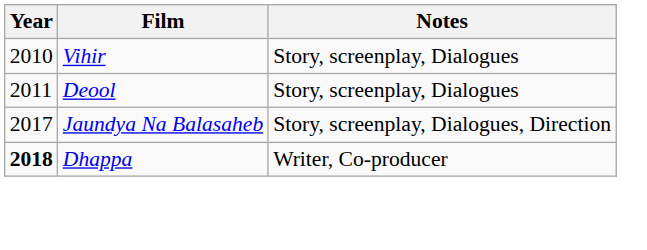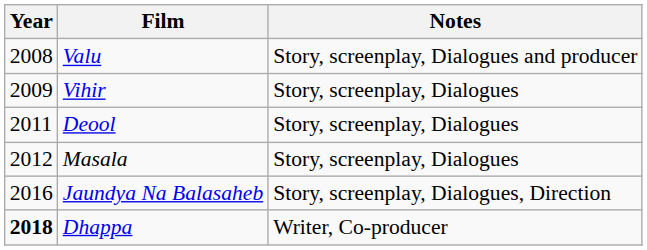+ row: (82, 55)
(31, 55) 2010 -> (31, 90) 2009
+ row: (95, 158)
(31, 124) 2017 -> (31, 192) 2016
